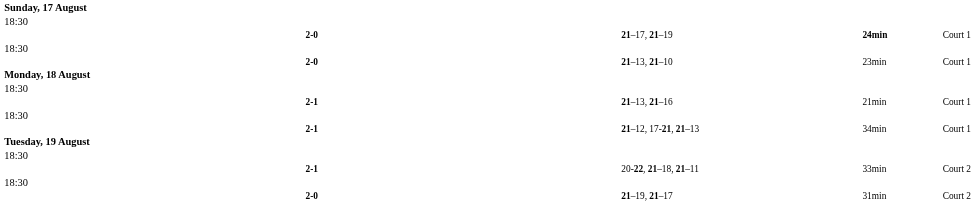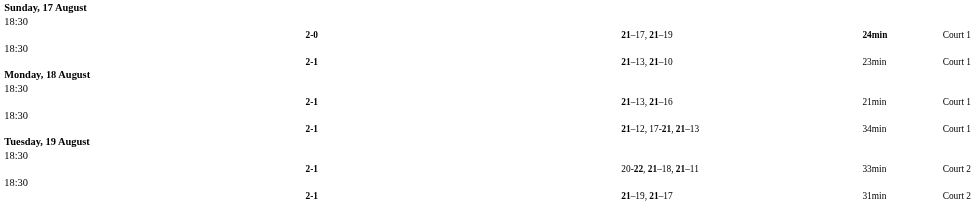(312, 61) 2-0 -> (312, 61) 2-1
(312, 195) 2-0 -> (312, 195) 2-1
